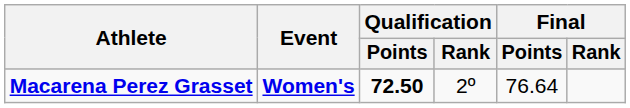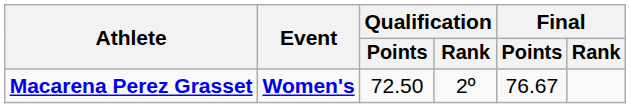(397, 86) bold -> (397, 86) normal
(532, 86) 76.64 -> (532, 86) 76.67
